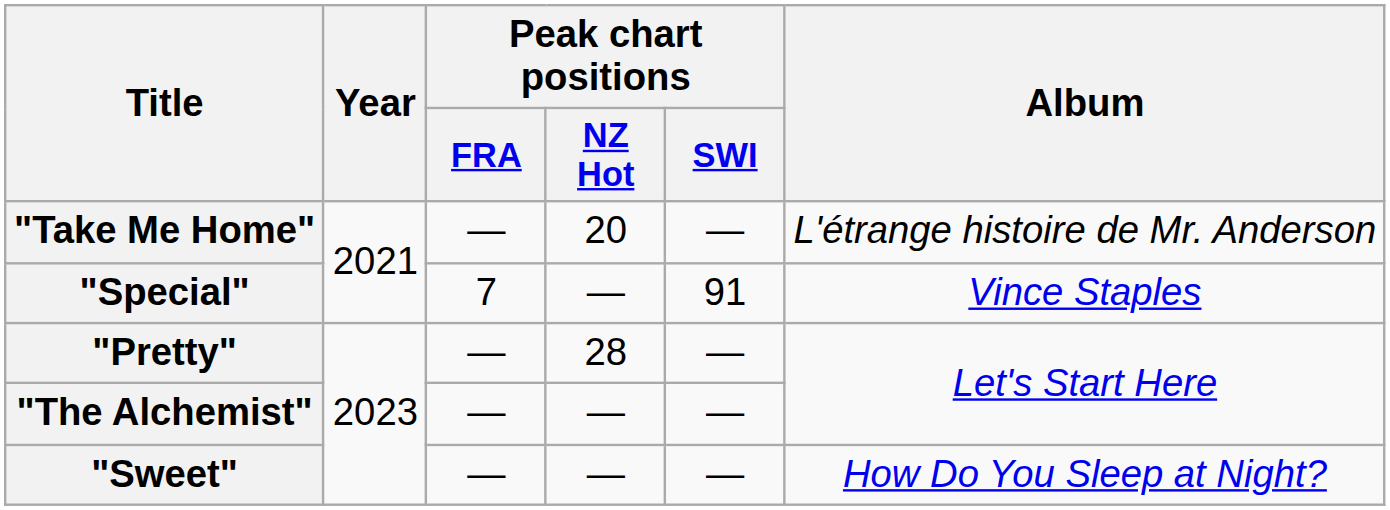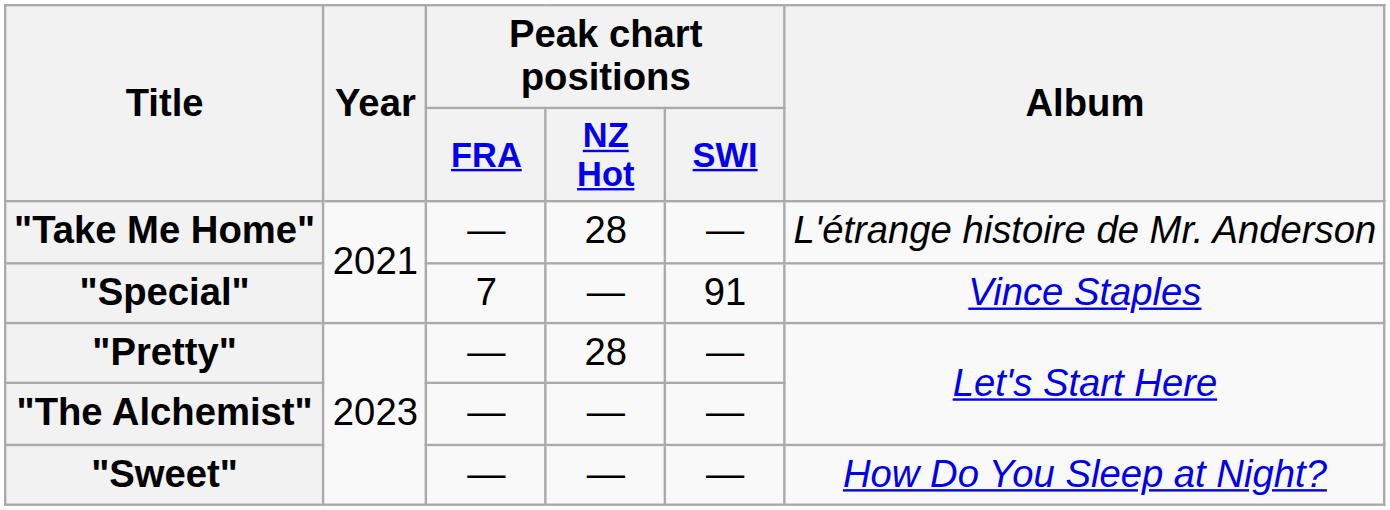(606, 231) 20 -> (606, 231) 28
